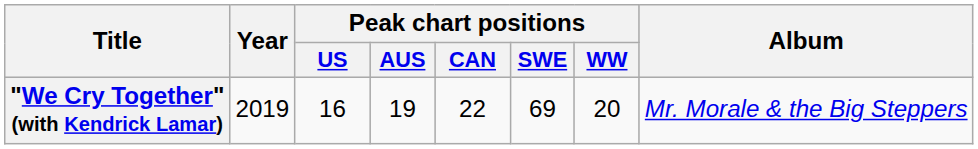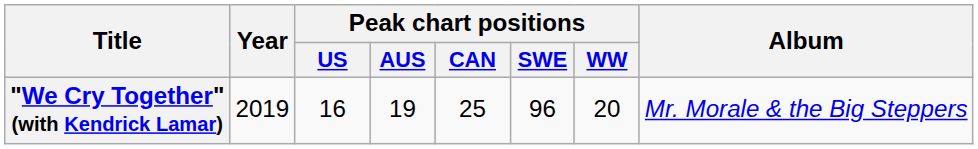(472, 109) 22 -> (472, 109) 25
(542, 109) 69 -> (542, 109) 96
